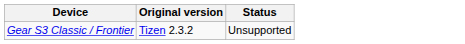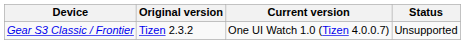+ column: (309, 13)
